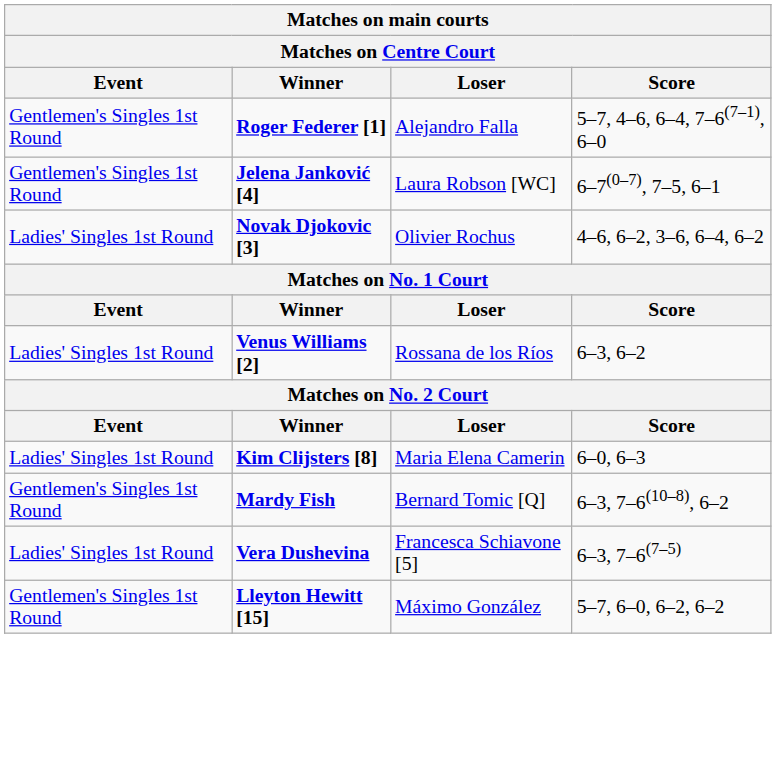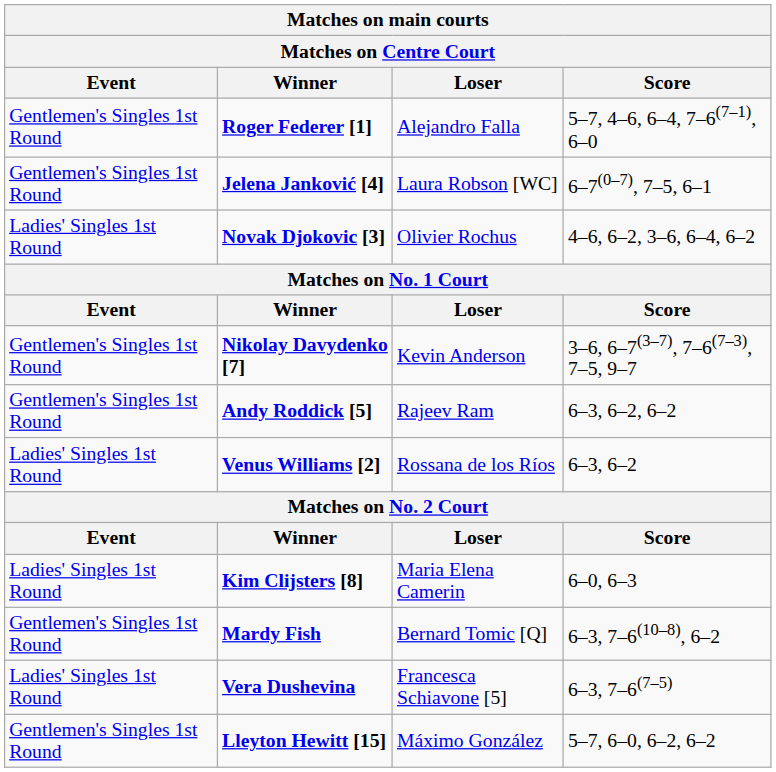+ row: (305, 355)
+ row: (297, 411)
